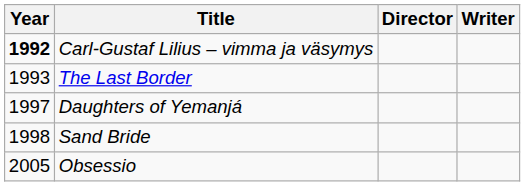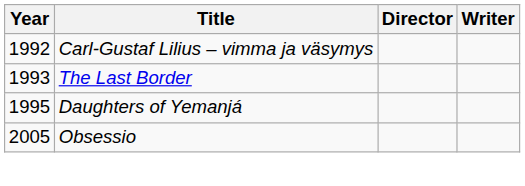(30, 48) bold -> (30, 48) normal
(30, 107) 1997 -> (30, 107) 1995
- row: (105, 136)
